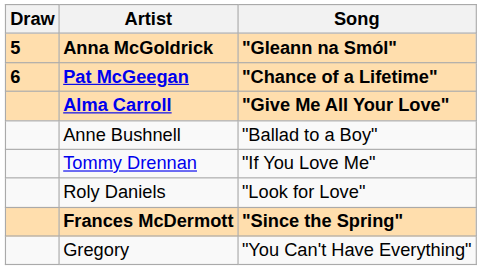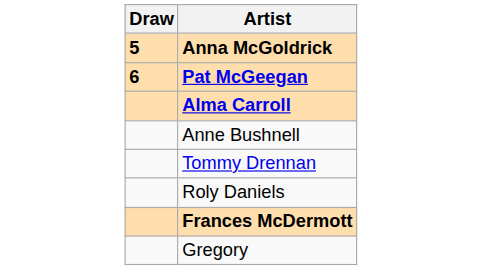- column: (357, 18)
